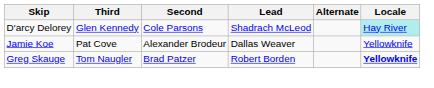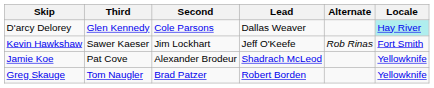(271, 28) Shadrach McLeod -> (274, 28) Dallas Weaver
+ row: (44, 43)
(263, 43) Dallas Weaver -> (282, 59) Shadrach McLeod
(390, 59) bold -> (402, 75) normal
